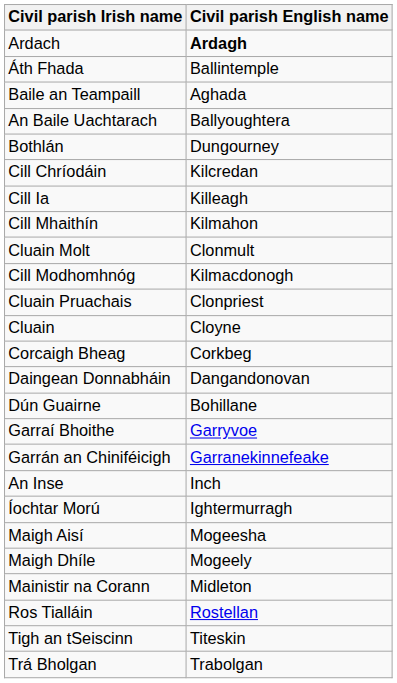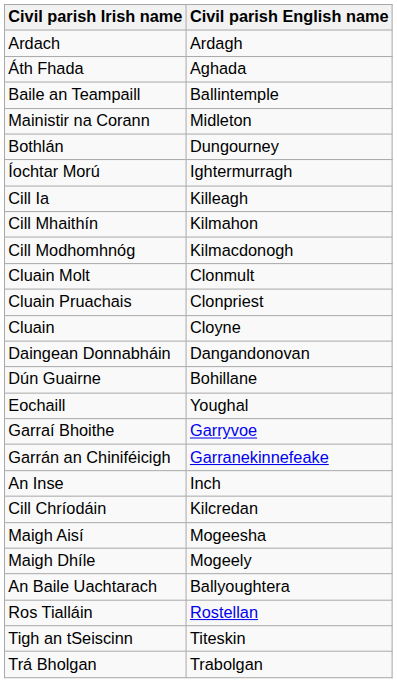(219, 43) bold -> (216, 43) normal
(234, 69) Ballintemple -> (218, 69) Aghada
(218, 95) Aghada -> (234, 95) Ballintemple
rows swapped: (83, 120) <-> (79, 586)
rows swapped: (57, 172) <-> (54, 509)
rows swapped: (72, 276) <-> (49, 250)
- row: (67, 353)
+ row: (37, 405)
